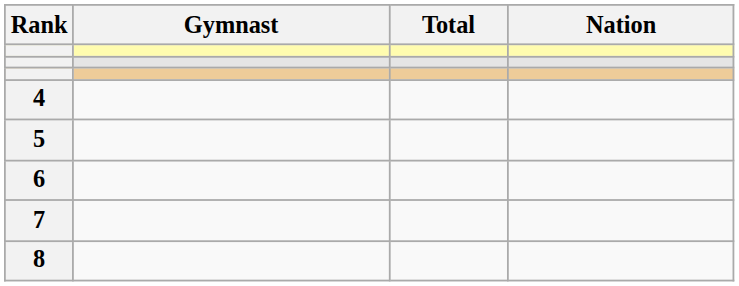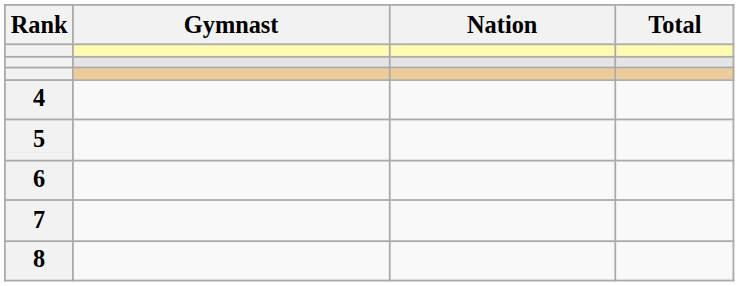columns swapped: (621, 24) <-> (449, 24)
